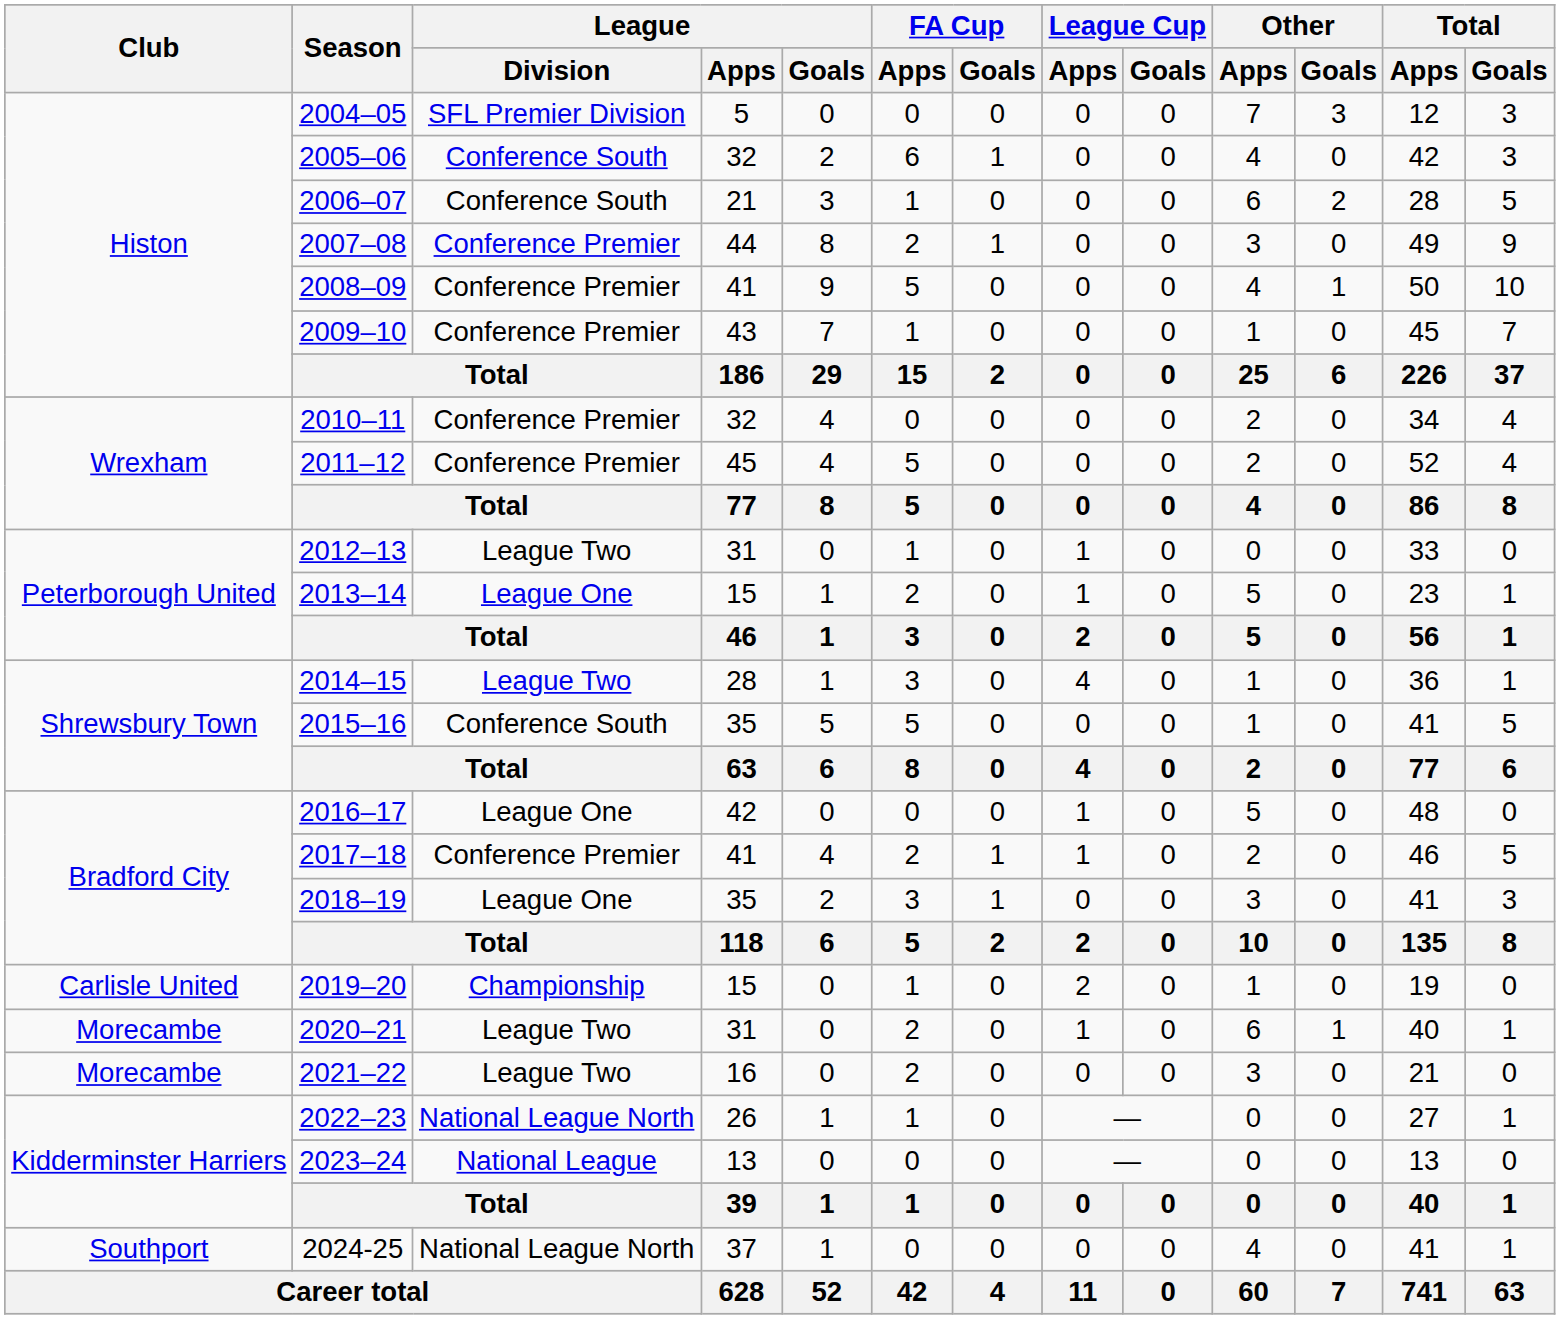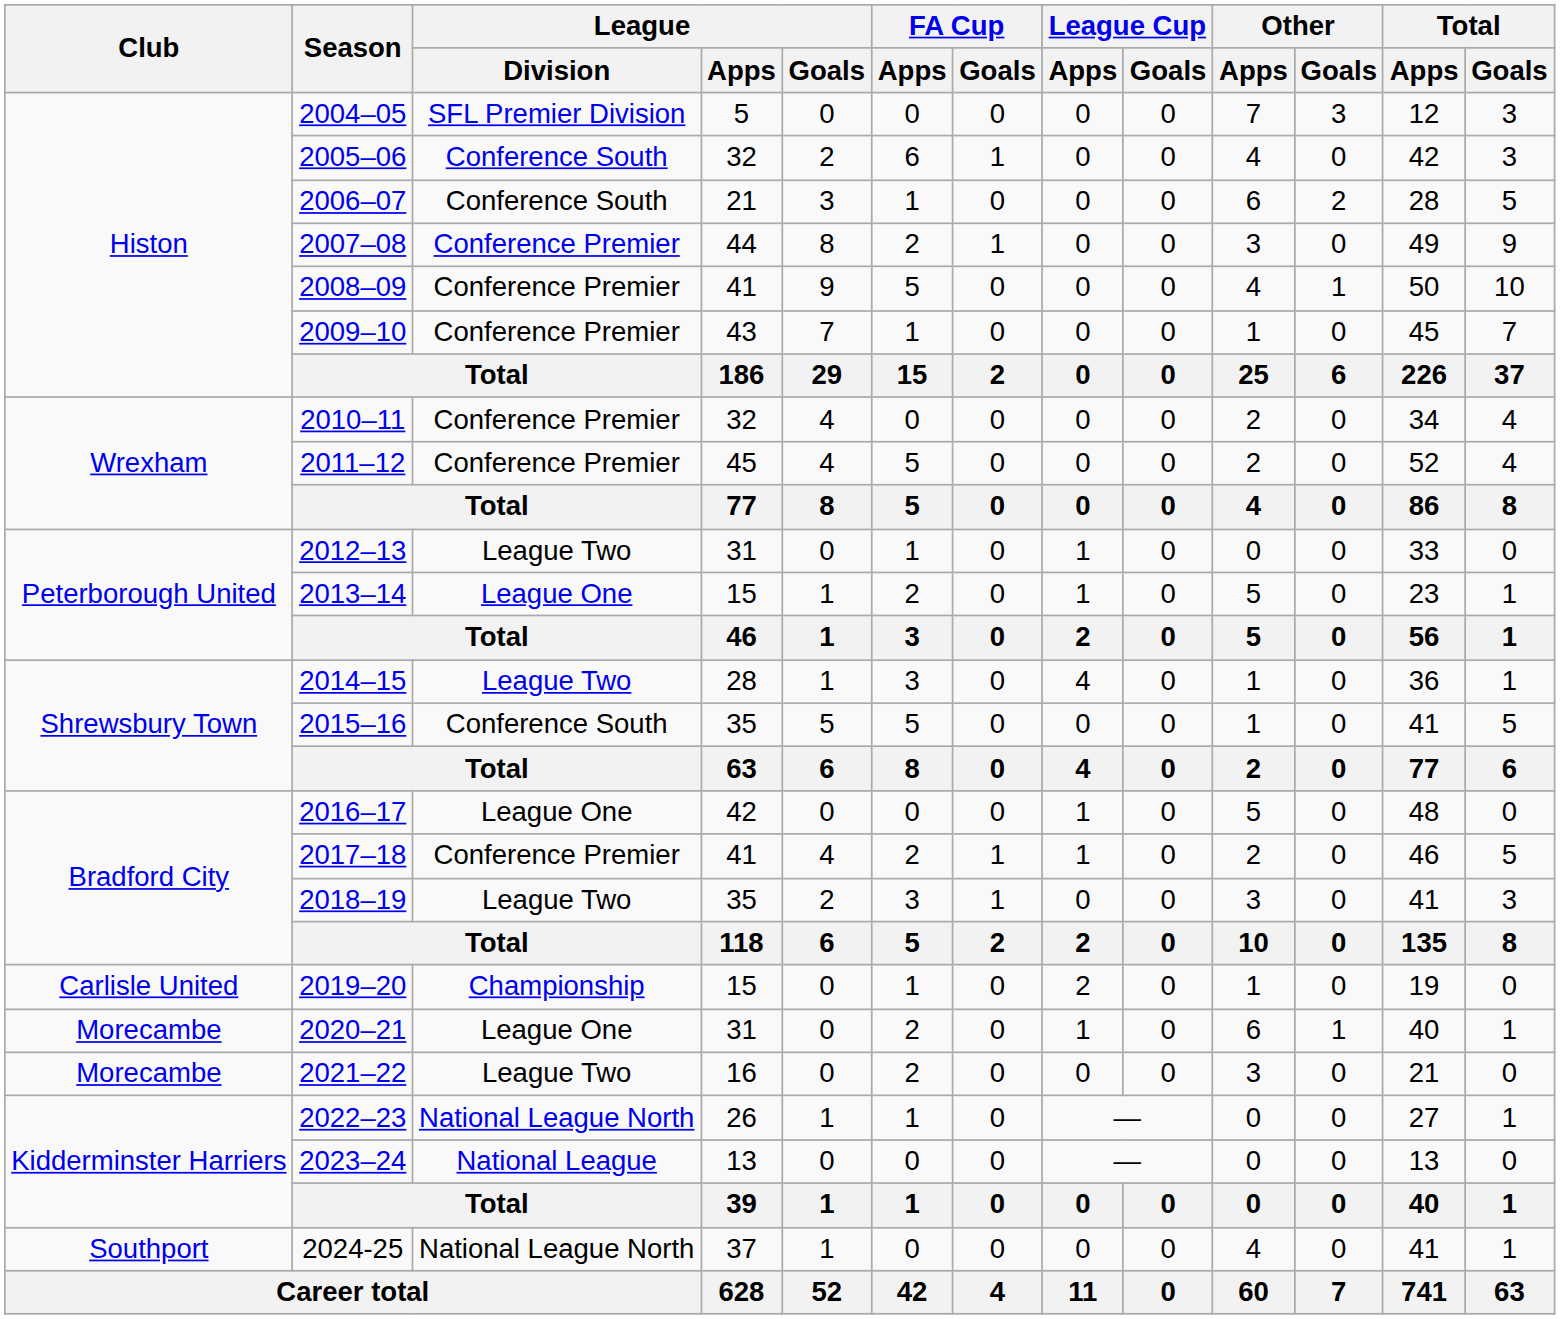(557, 899) League One -> (557, 899) League Two
(557, 1030) League Two -> (557, 1030) League One
